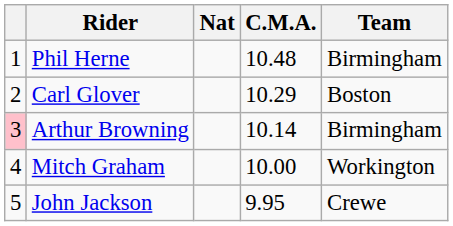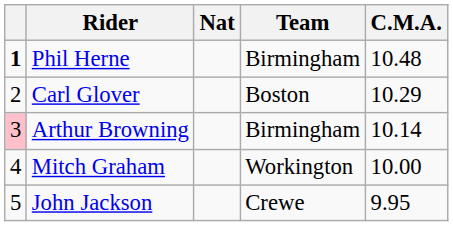columns swapped: (384, 22) <-> (281, 22)
(16, 58) normal -> (16, 58) bold
